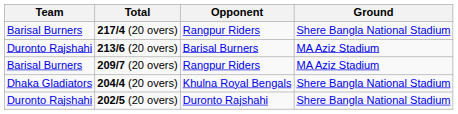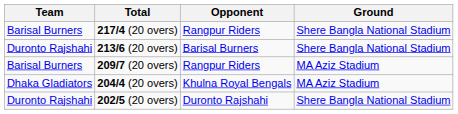(338, 48) MA Aziz Stadium -> (374, 48) Shere Bangla National Stadium
(374, 83) Shere Bangla National Stadium -> (338, 83) MA Aziz Stadium
